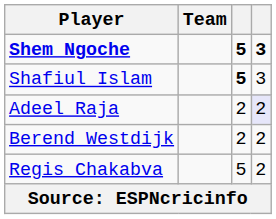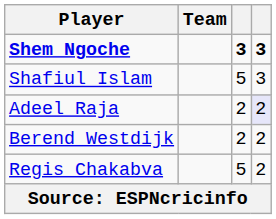(241, 50) 5 -> (241, 50) 3
(241, 79) bold -> (241, 79) normal
